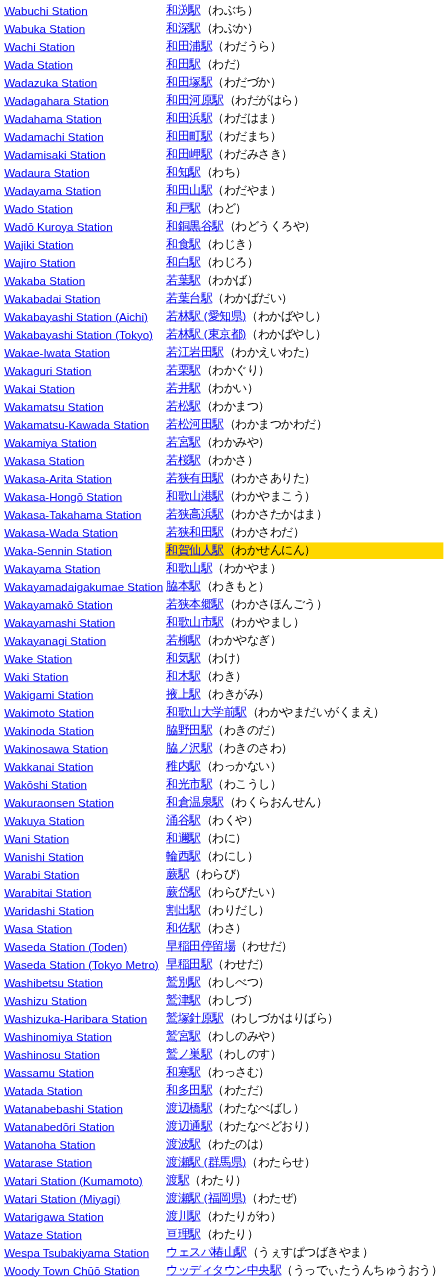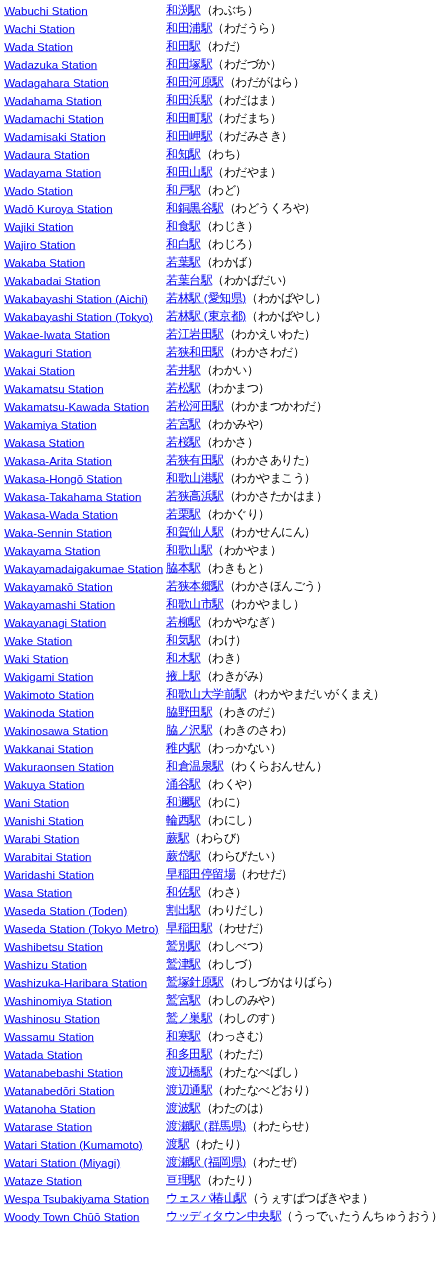- row: (45, 28)
(218, 370) 若栗駅（わかぐり） -> (235, 352) 若狭和田駅（わかさわだ）
(235, 532) 若狭和田駅（わかさわだ） -> (218, 514) 若栗駅（わかぐり）
(241, 550) gold background -> (241, 532) no background
- row: (46, 784)
(218, 910) 割出駅（わりだし） -> (229, 874) 早稲田停留場（わせだ）
(229, 946) 早稲田停留場（わせだ） -> (218, 910) 割出駅（わりだし）
- row: (54, 1216)
